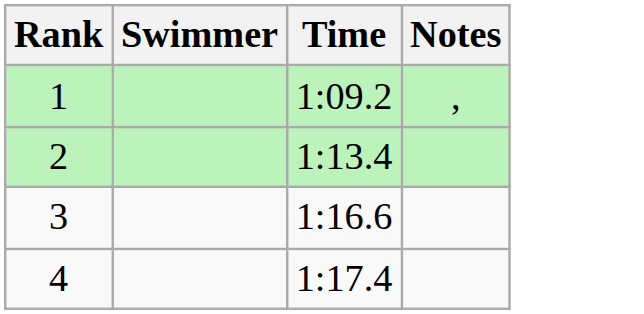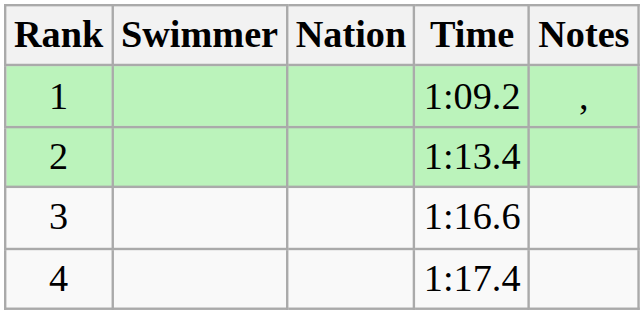+ column: (351, 34)
